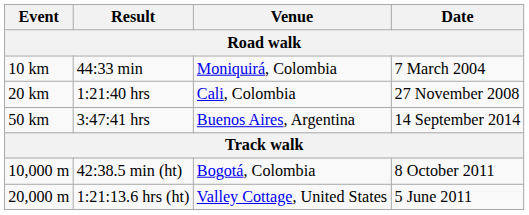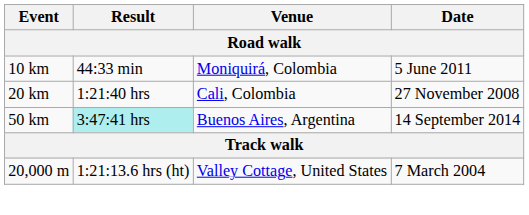(440, 68) 7 March 2004 -> (433, 68) 5 June 2011
(113, 119) no background -> (113, 119) paleturquoise background
- row: (39, 171)
(433, 196) 5 June 2011 -> (440, 171) 7 March 2004
